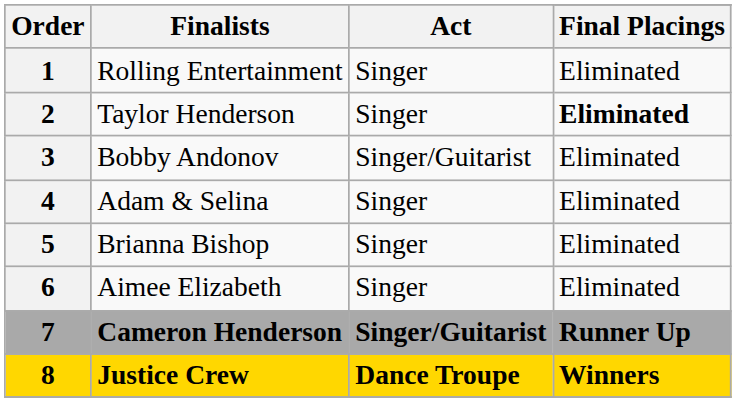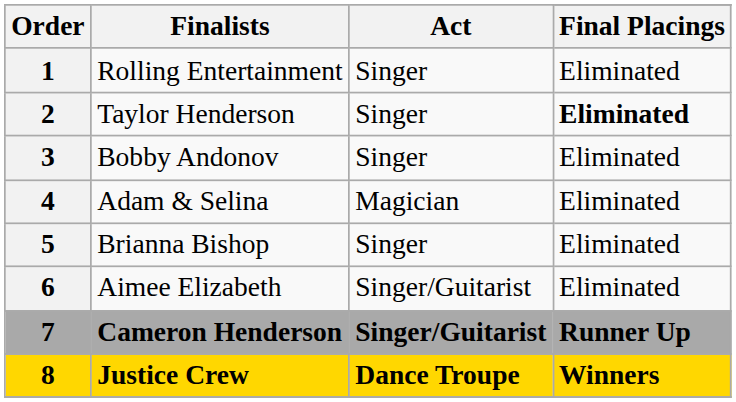(443, 157) Singer/Guitarist -> (391, 157) Singer
(391, 200) Singer -> (407, 200) Magician
(391, 288) Singer -> (443, 288) Singer/Guitarist
